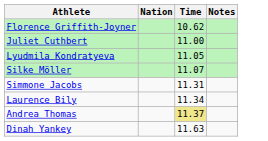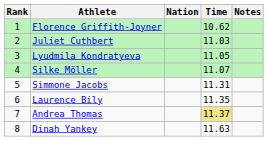+ column: (17, 12)
(191, 41) 11.00 -> (216, 41) 11.03
(191, 99) 11.34 -> (216, 99) 11.35
